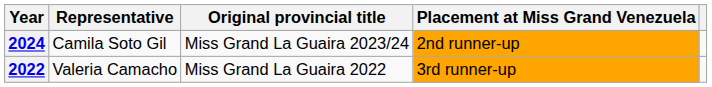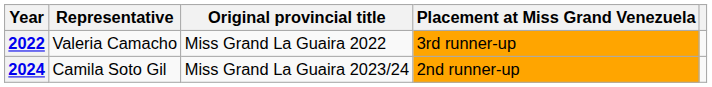rows swapped: (27, 70) <-> (27, 44)
